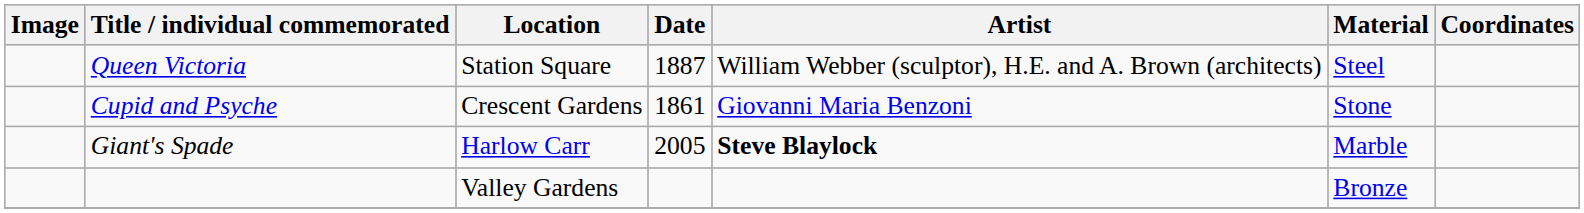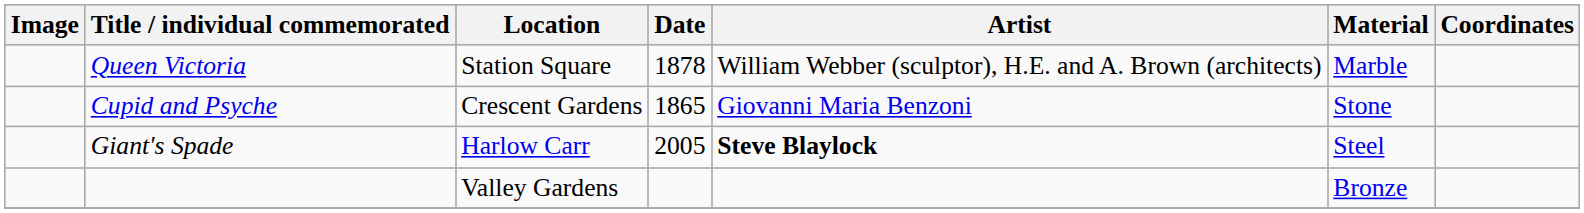(680, 65) 1887 -> (680, 65) 1878
(1359, 65) Steel -> (1370, 65) Marble
(680, 106) 1861 -> (680, 106) 1865
(1370, 146) Marble -> (1359, 146) Steel
